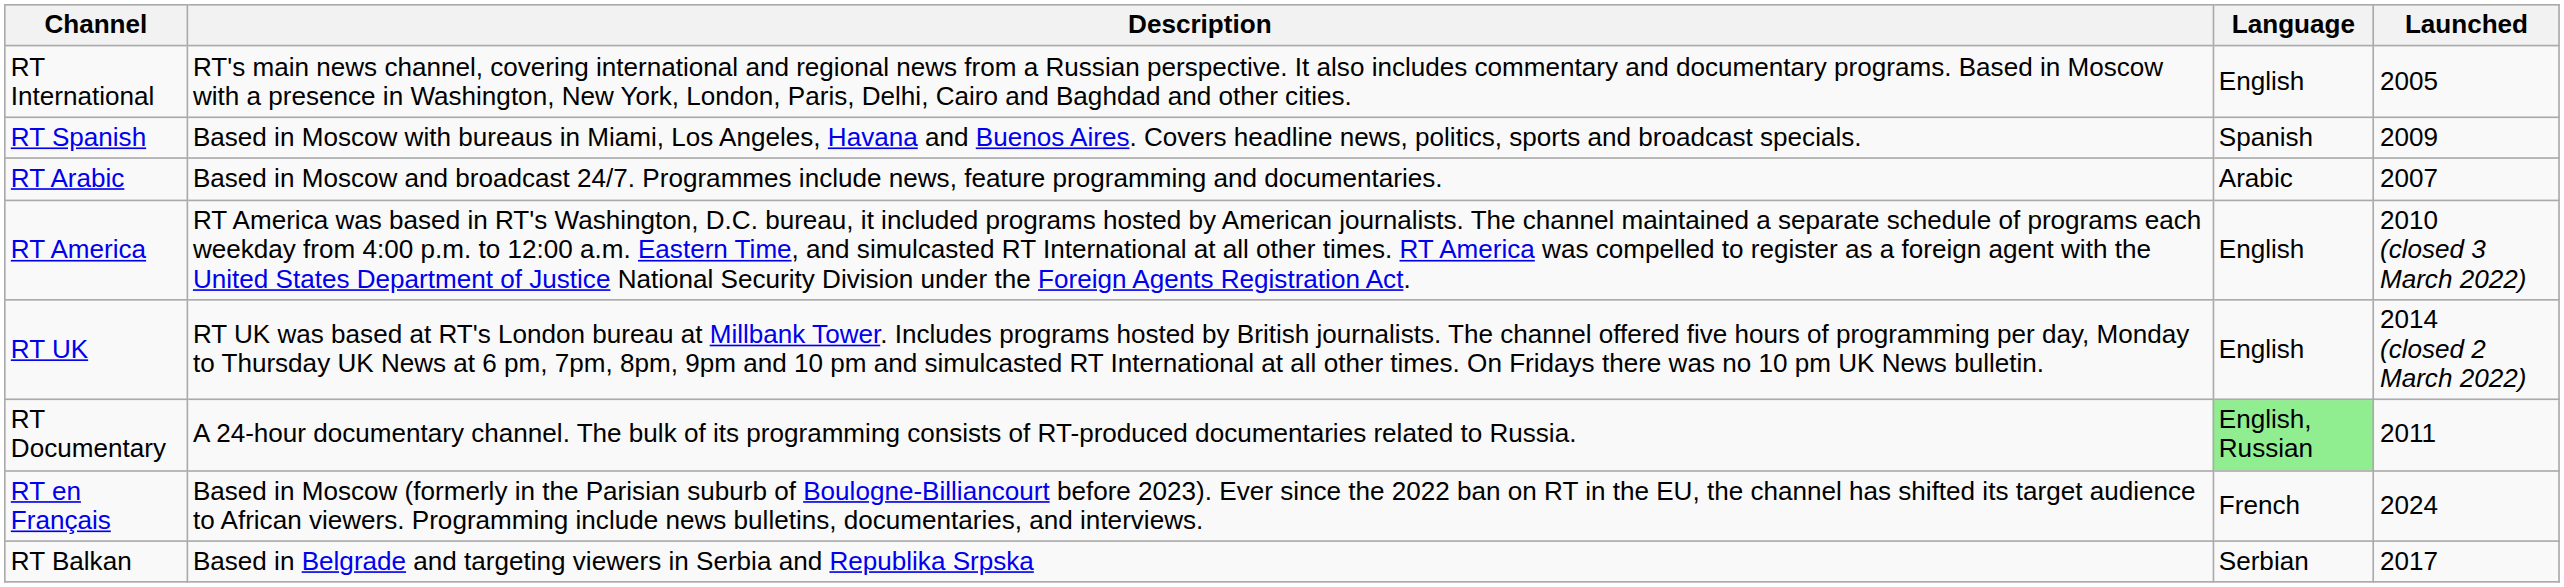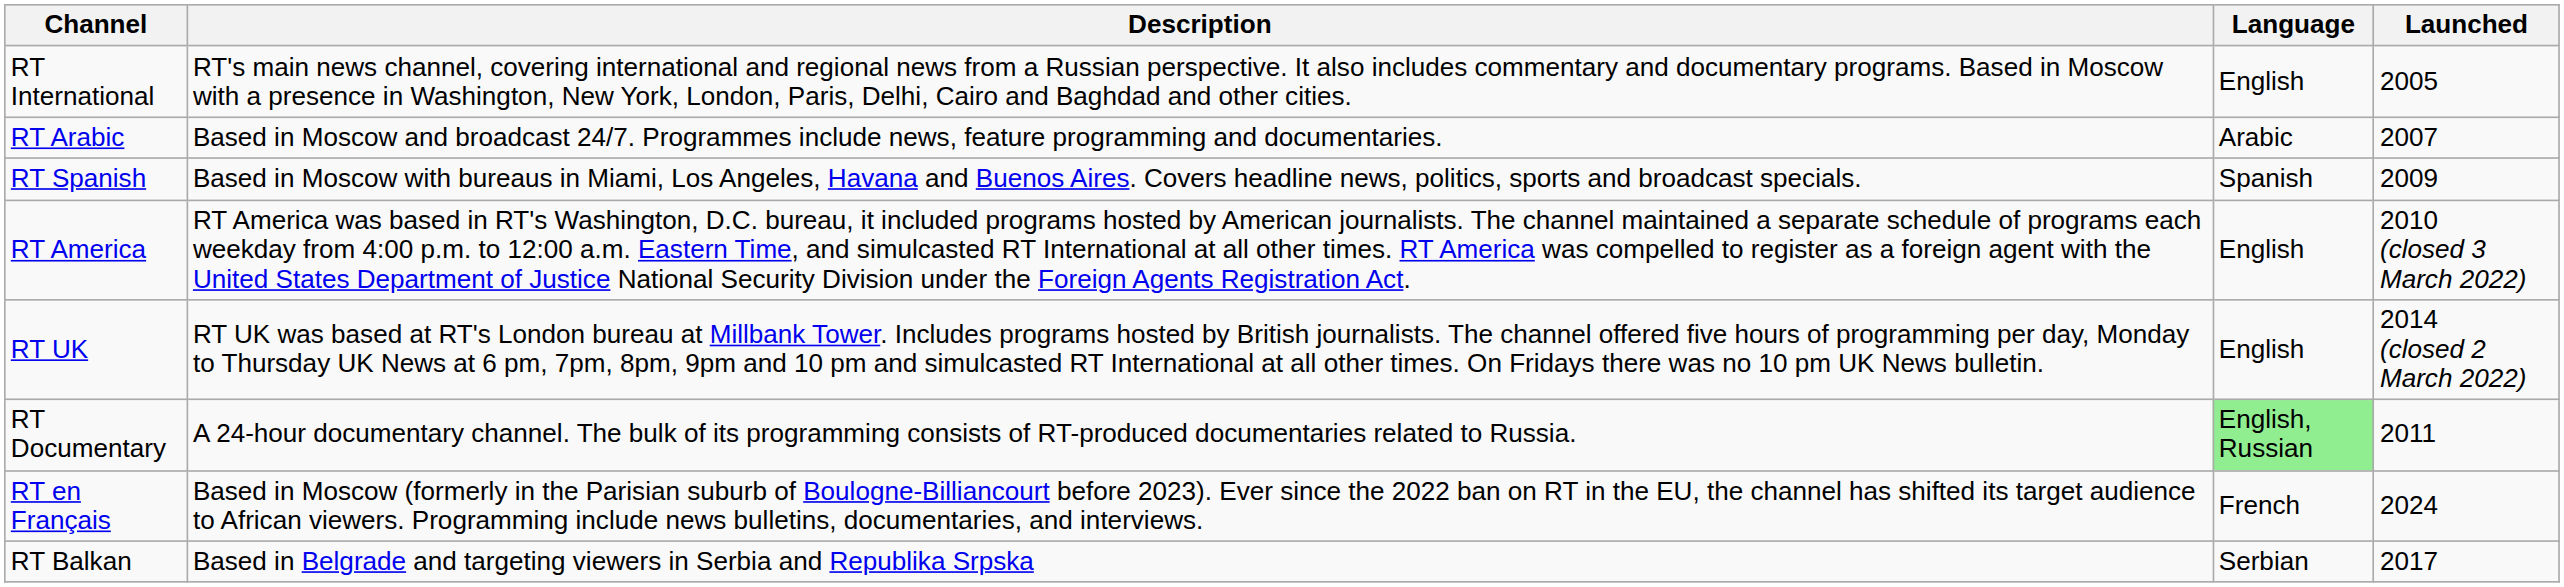rows swapped: (68, 178) <-> (78, 137)
